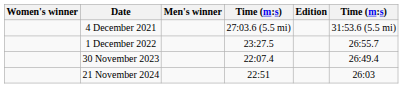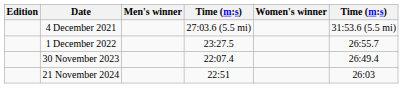columns swapped: (311, 12) <-> (42, 12)
